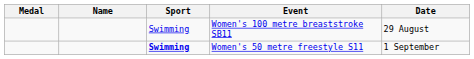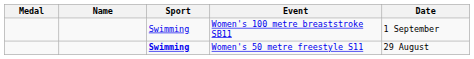(406, 30) 29 August -> (411, 30) 1 September
(411, 48) 1 September -> (406, 48) 29 August
